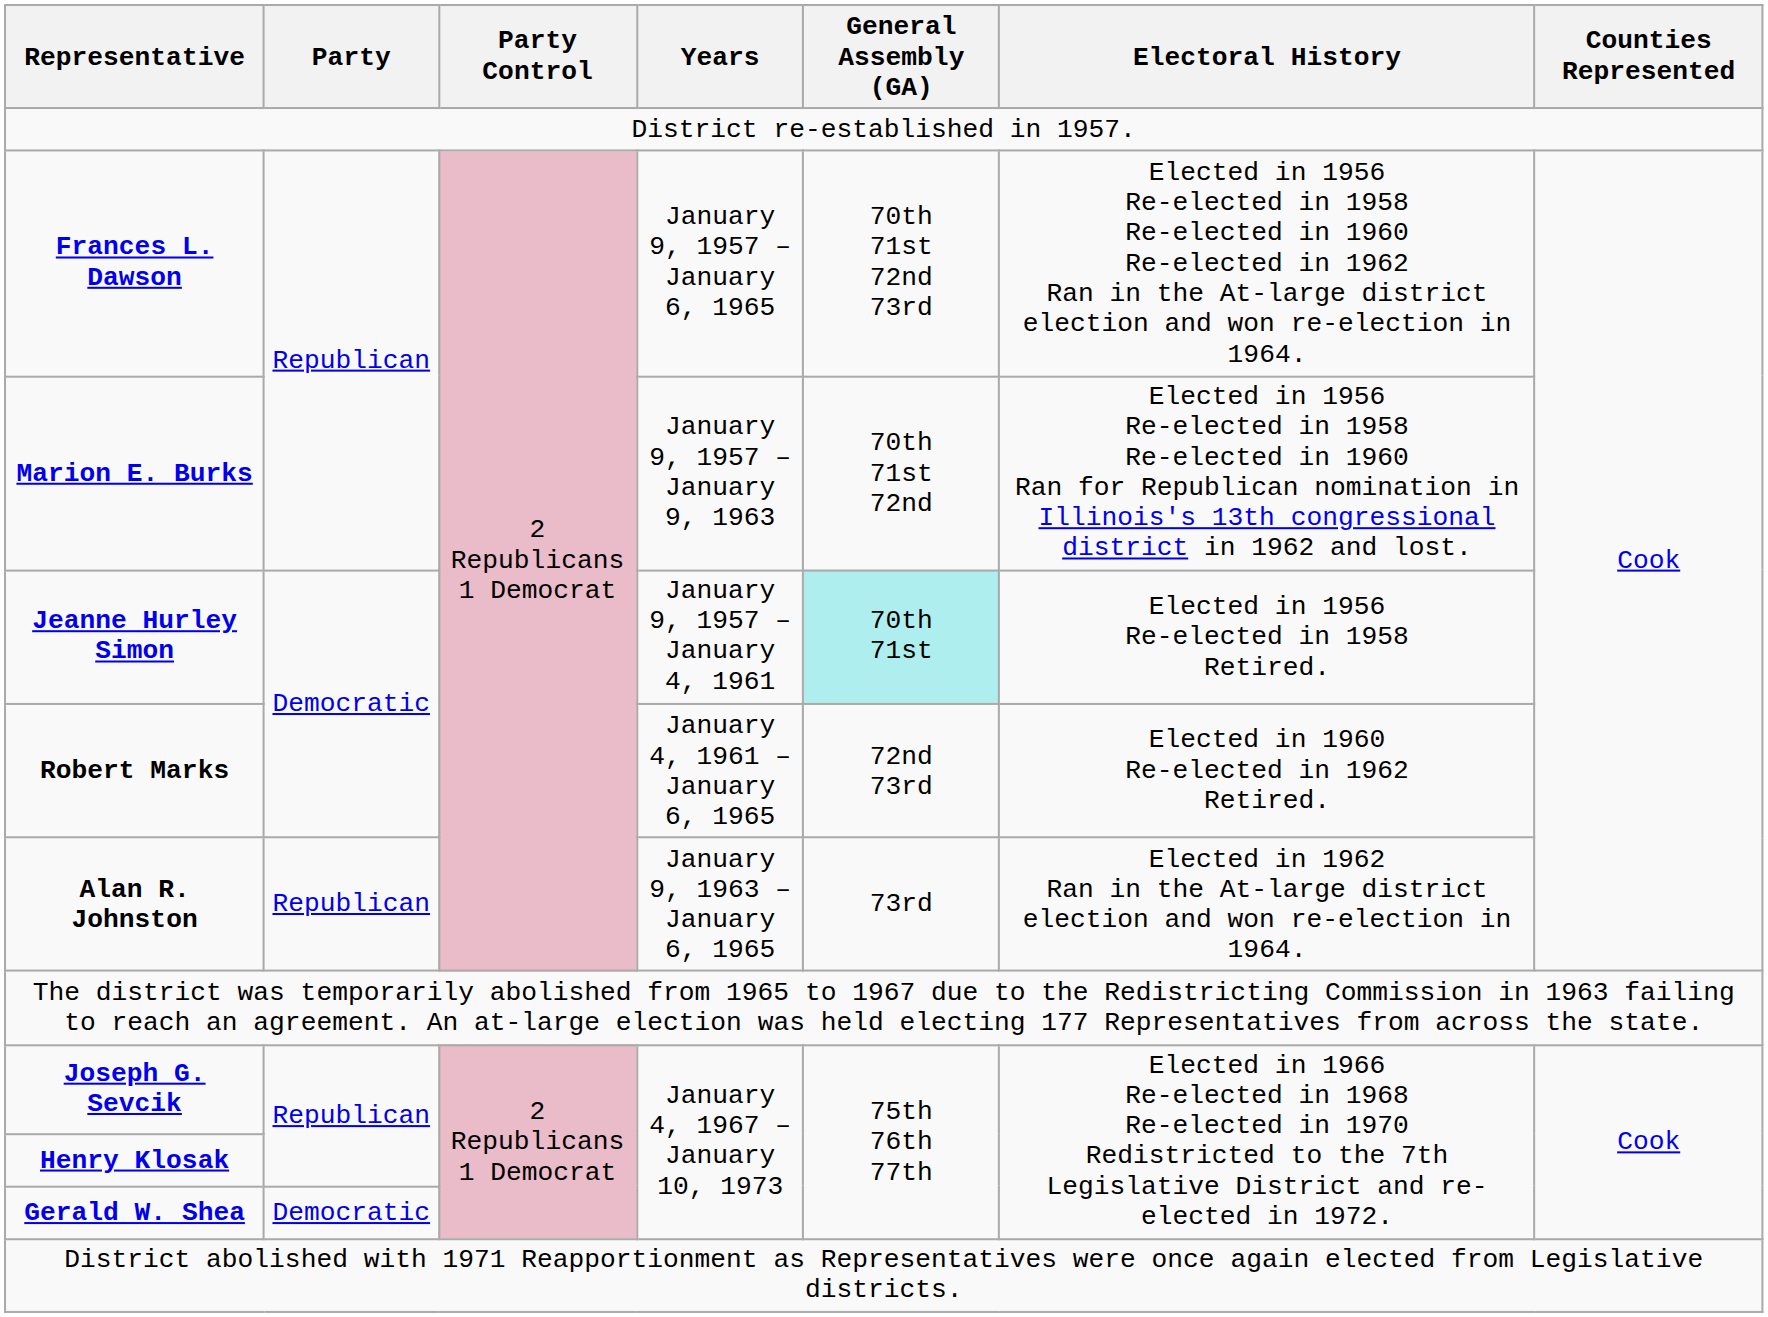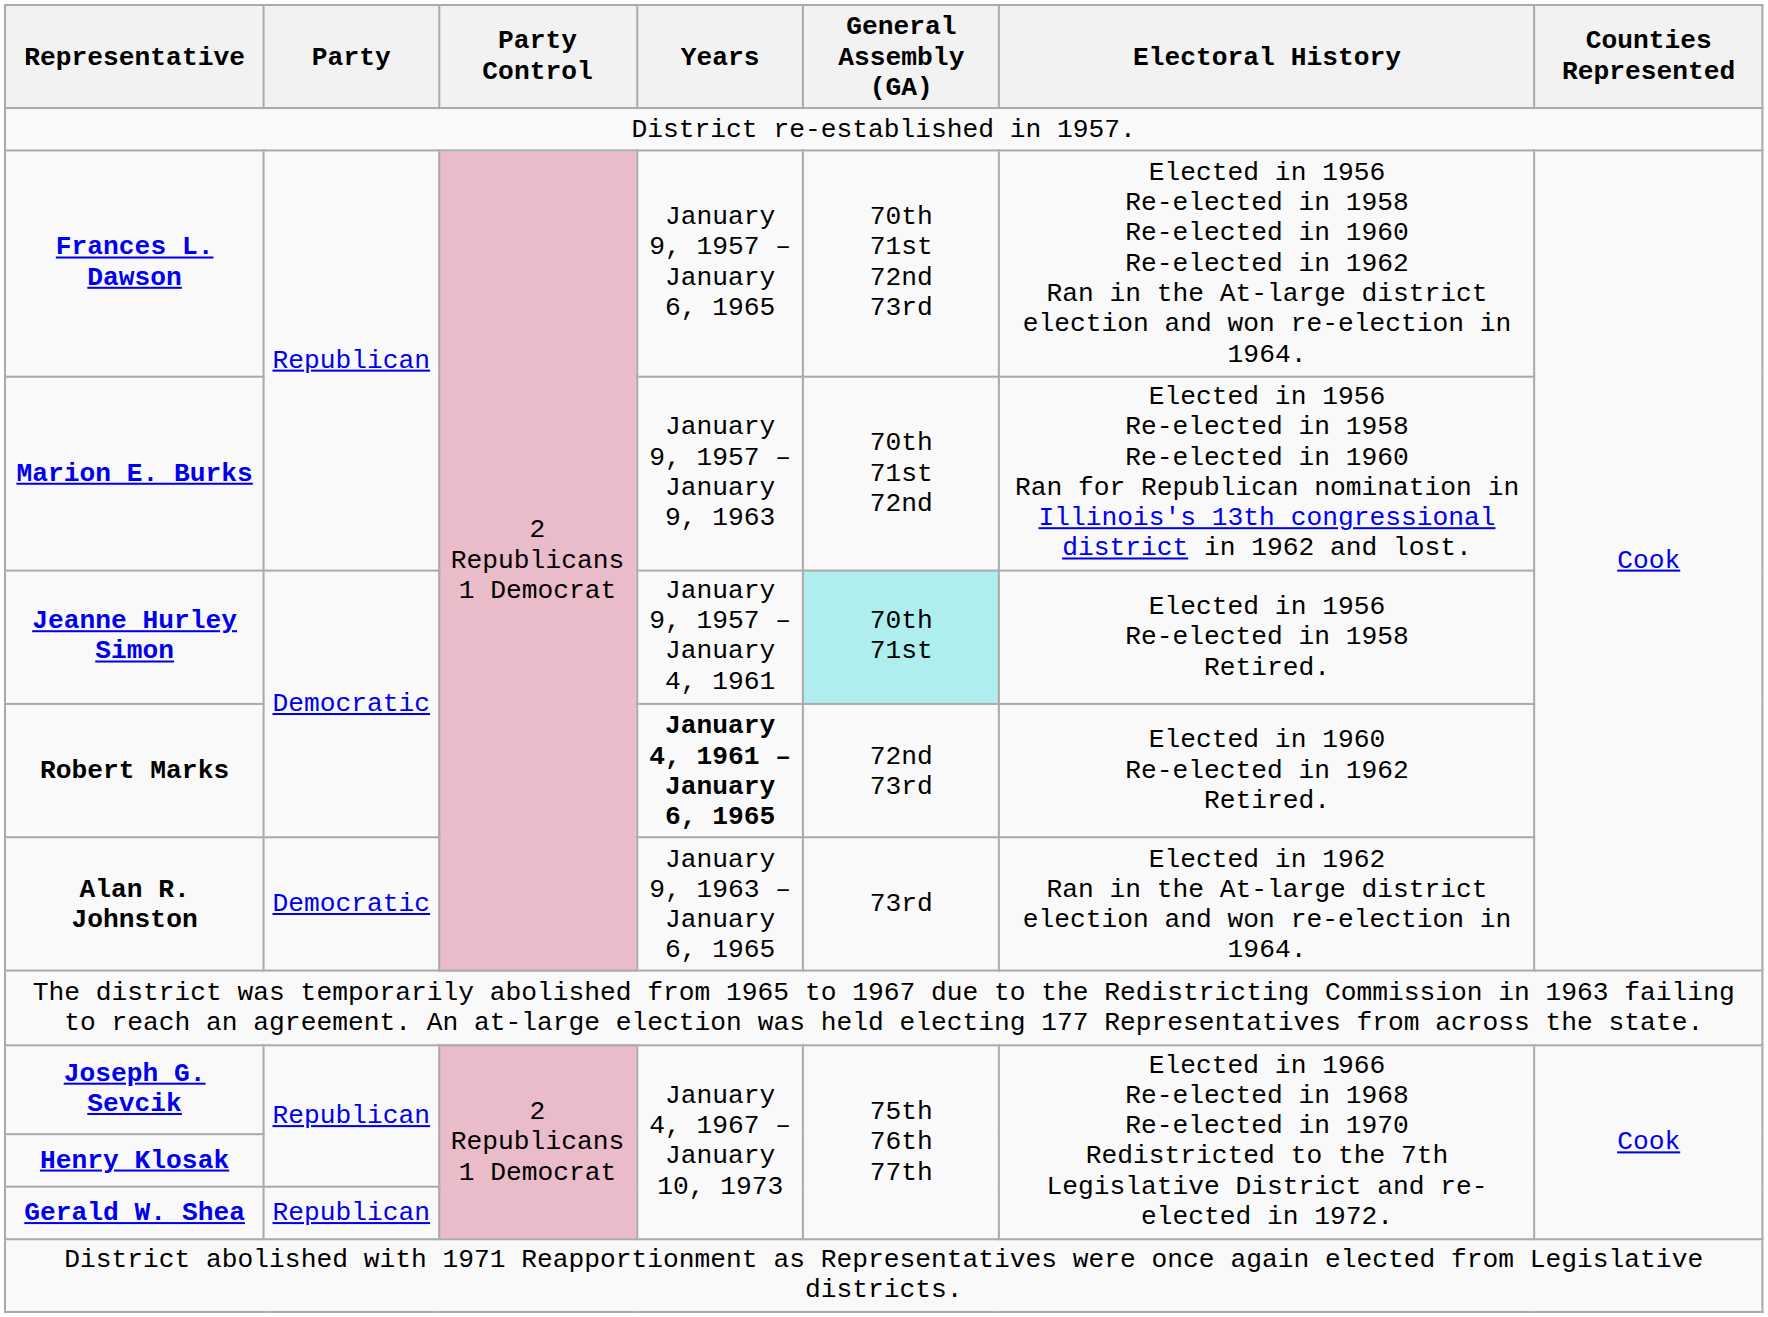(720, 771) normal -> (720, 771) bold
(351, 904) Republican -> (351, 904) Democratic
(351, 1212) Democratic -> (351, 1212) Republican
